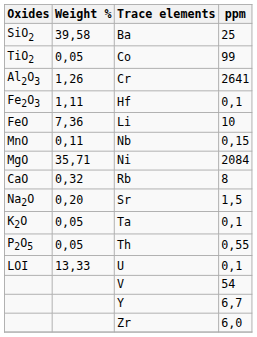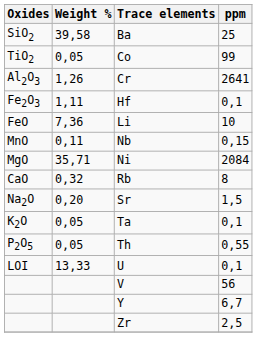(228, 285) 54 -> (228, 285) 56
(232, 323) 6,0 -> (232, 323) 2,5
